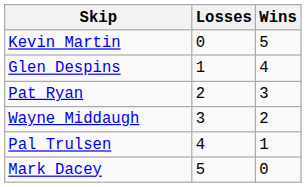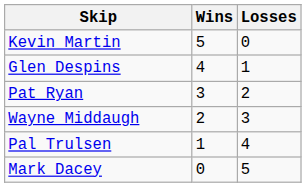columns swapped: (278, 17) <-> (224, 17)
